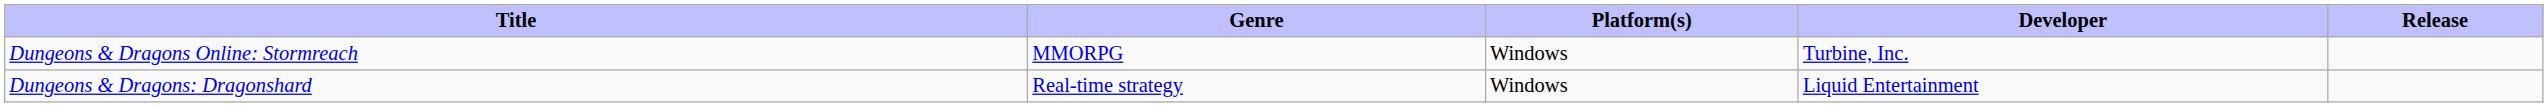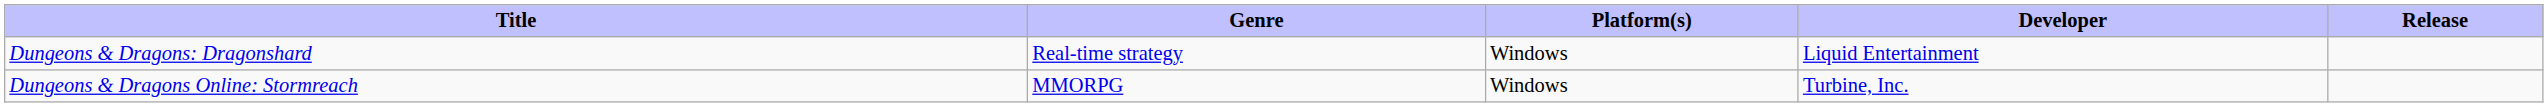rows swapped: (161, 85) <-> (184, 53)
